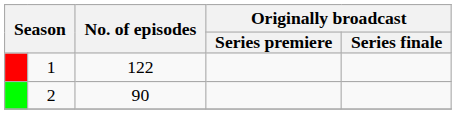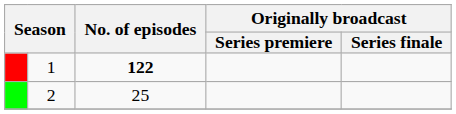(140, 67) normal -> (140, 67) bold
(140, 95) 90 -> (140, 95) 25
